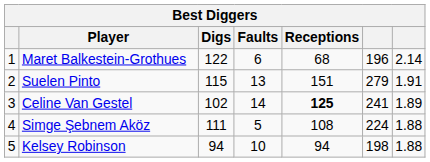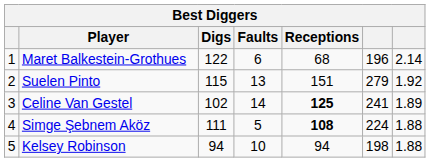(409, 81) 1.91 -> (409, 81) 1.92
(322, 125) normal -> (322, 125) bold
